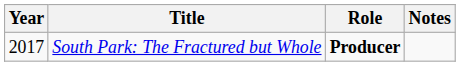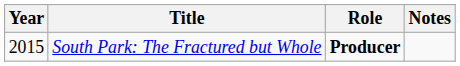(26, 46) 2017 -> (26, 46) 2015
